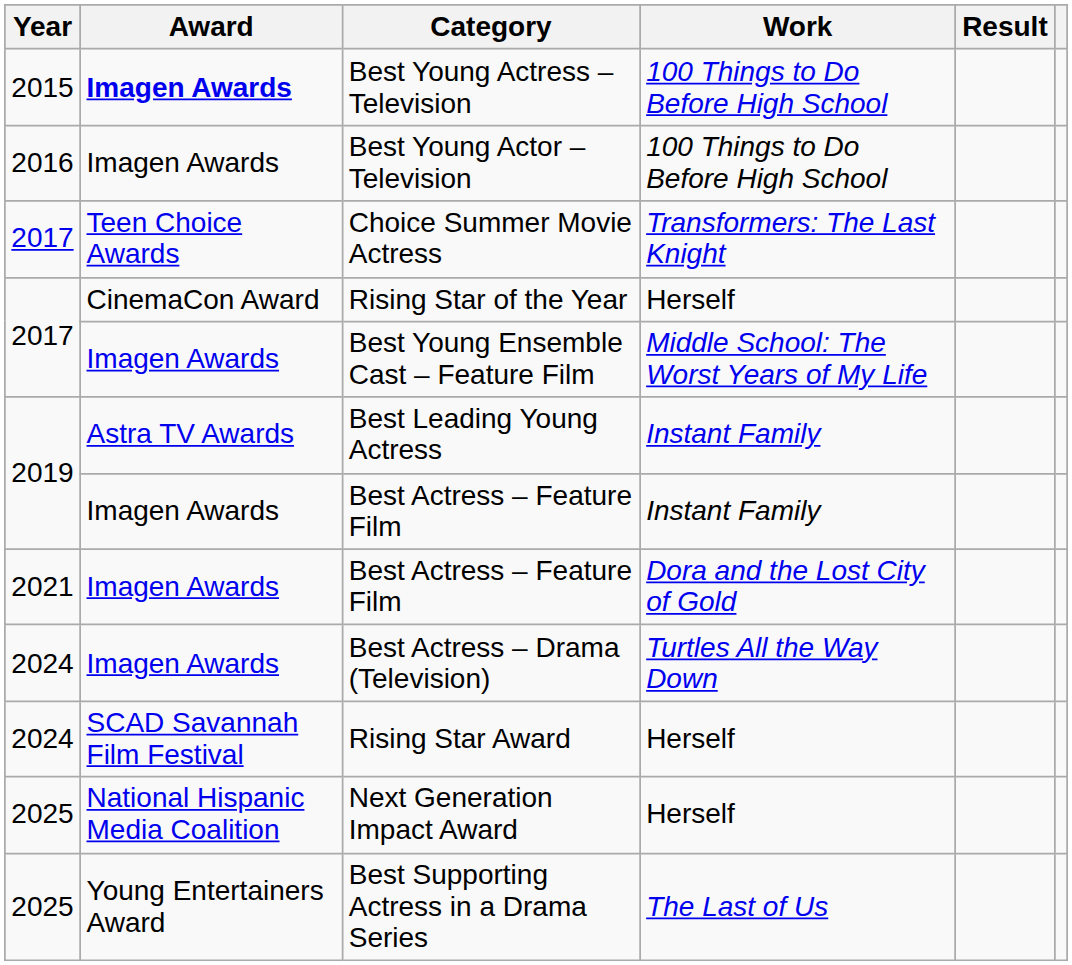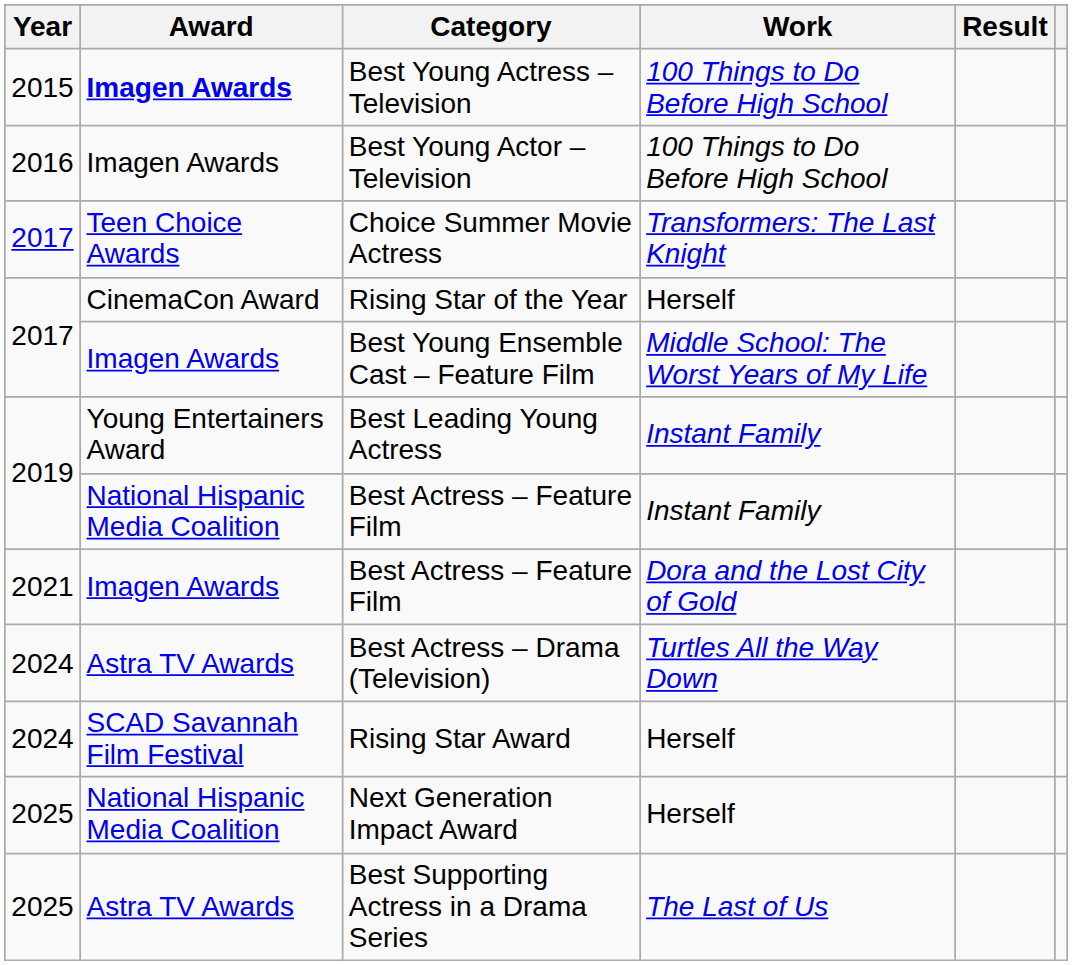(190, 434) Astra TV Awards -> (205, 434) Young Entertainers Award
(183, 510) Imagen Awards -> (195, 510) National Hispanic Media Coalition
(183, 662) Imagen Awards -> (190, 662) Astra TV Awards
(205, 906) Young Entertainers Award -> (190, 906) Astra TV Awards
